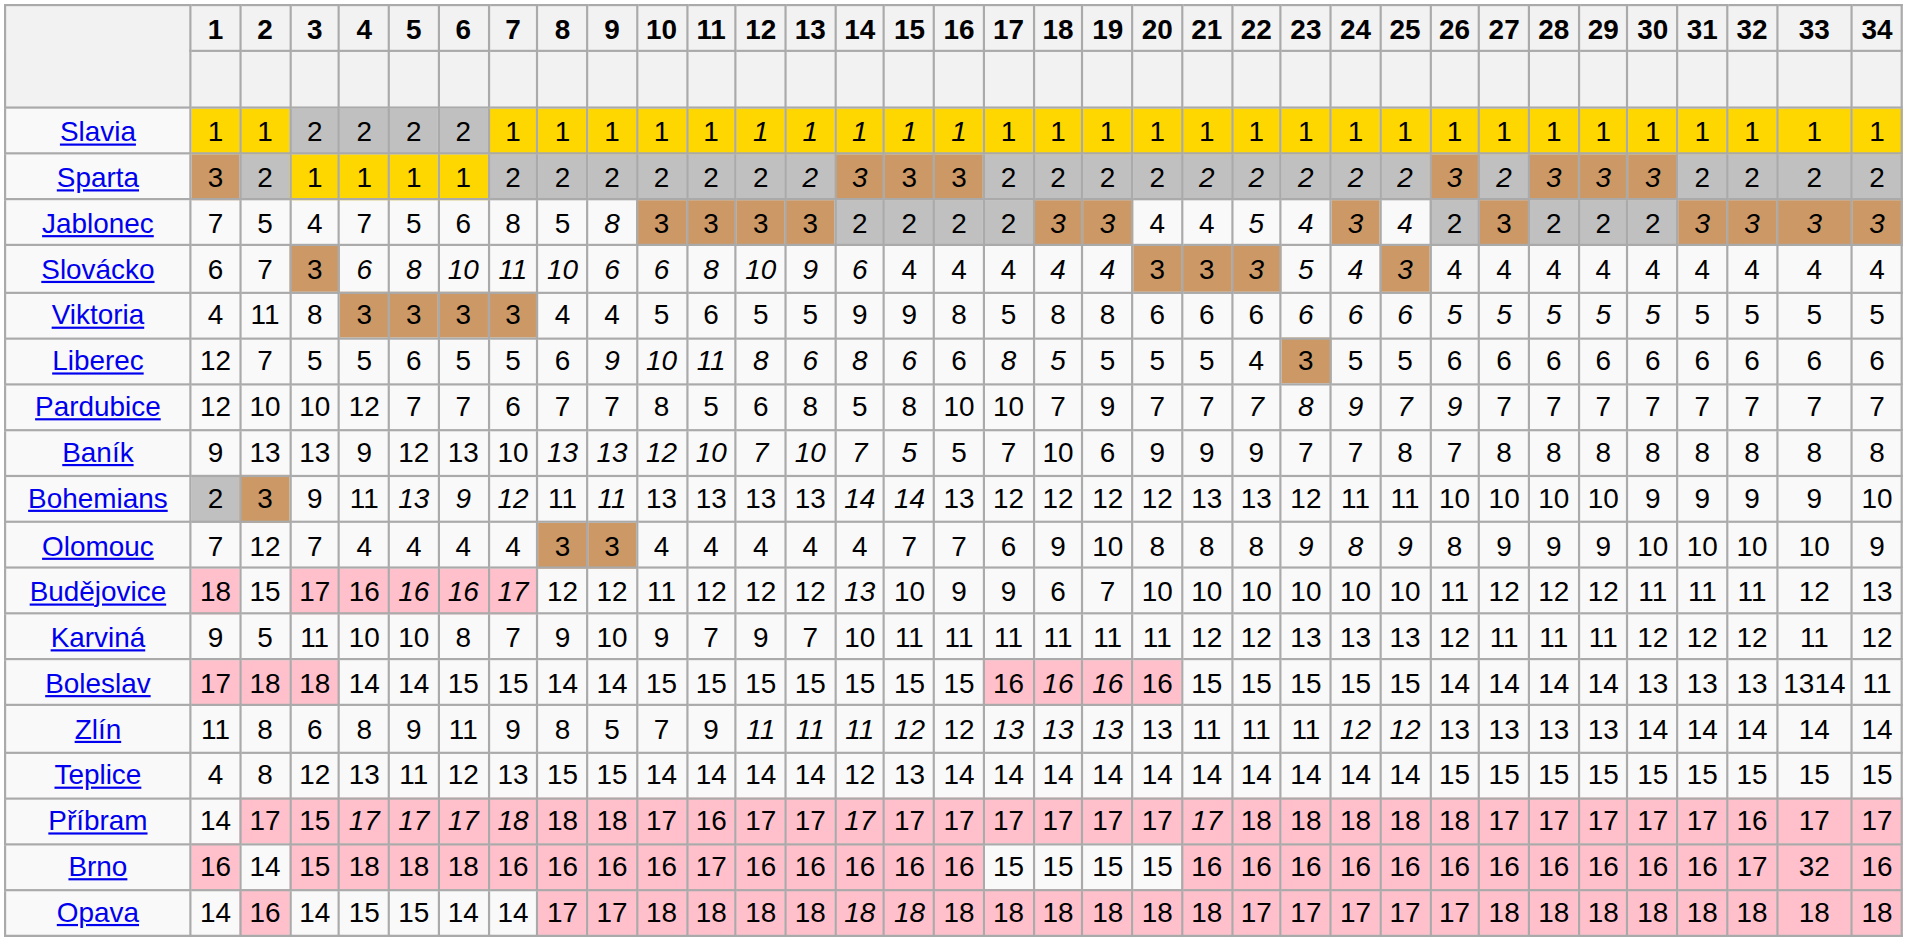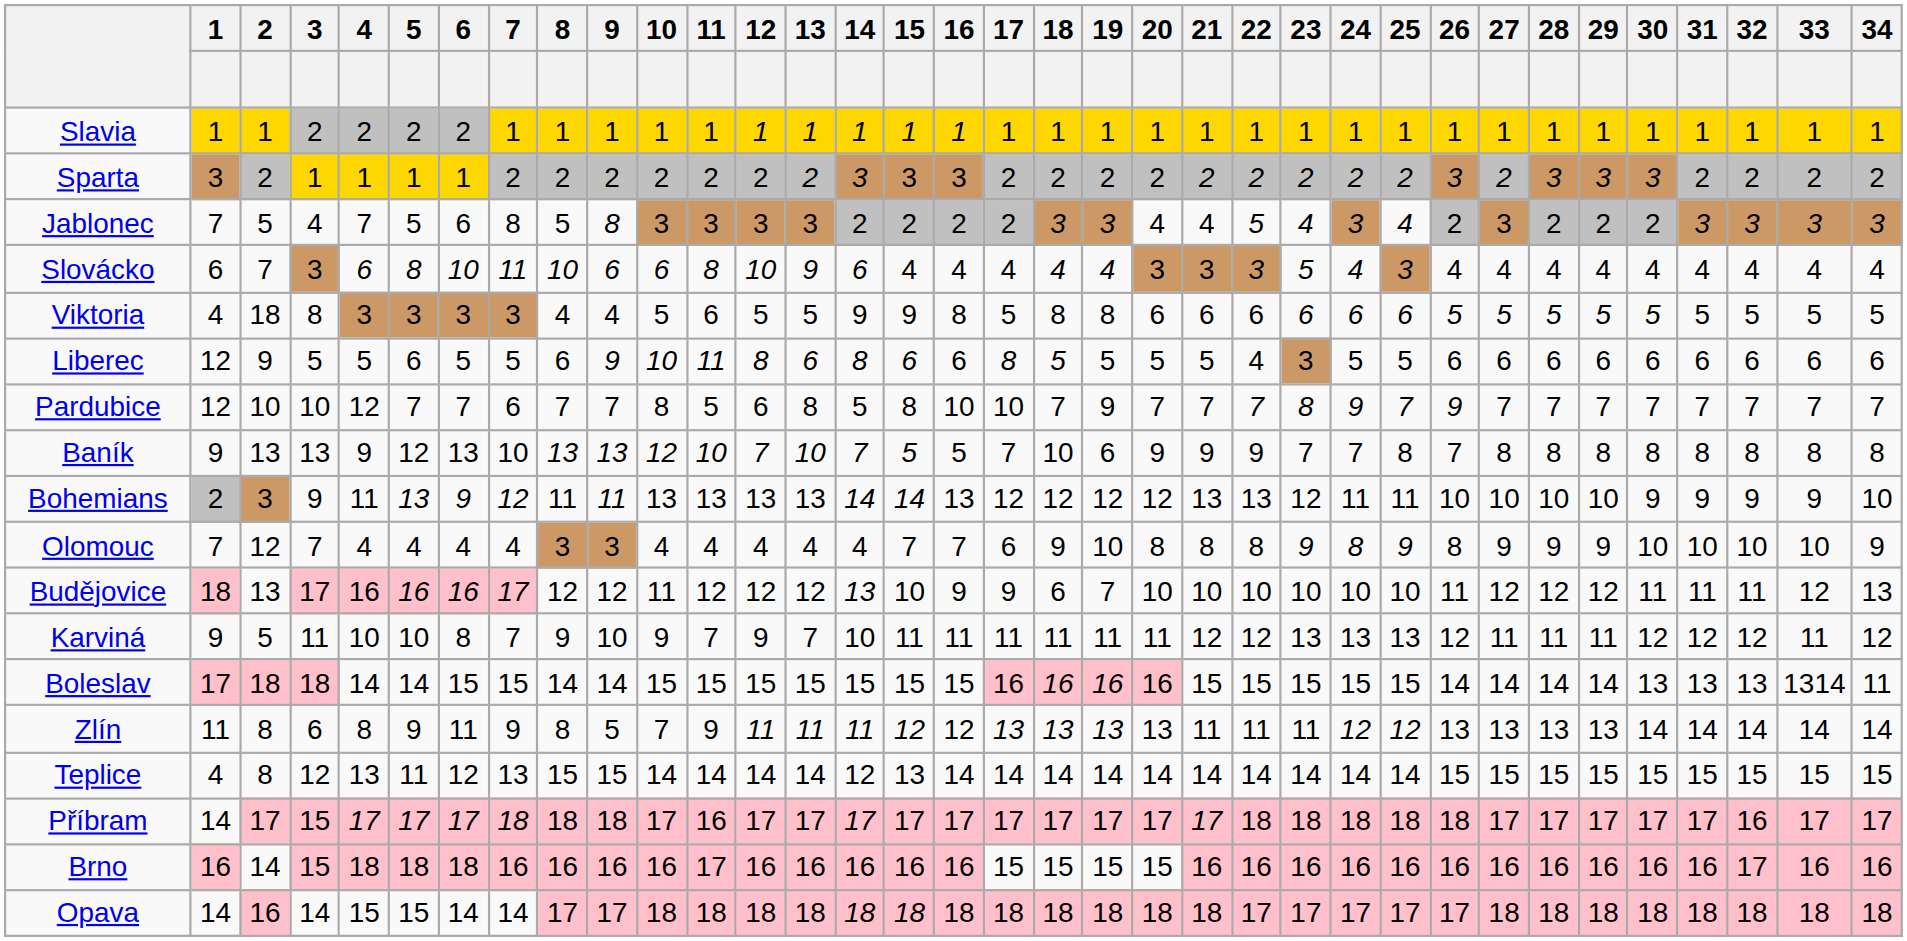(265, 315) 11 -> (265, 315) 18
(265, 361) 7 -> (265, 361) 9
(265, 591) 15 -> (265, 591) 13
(1814, 866) 32 -> (1814, 866) 16
